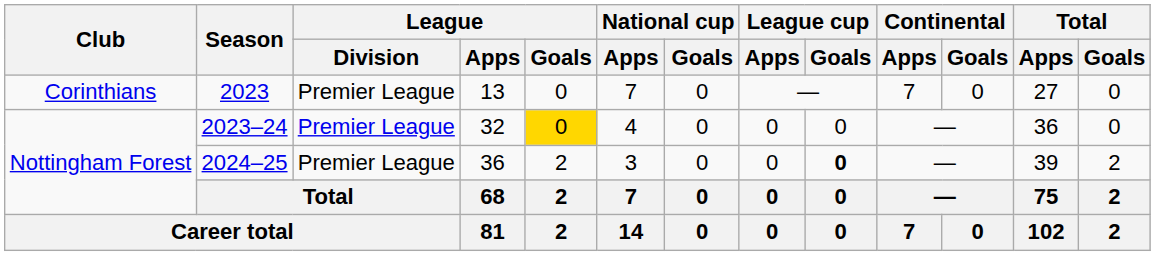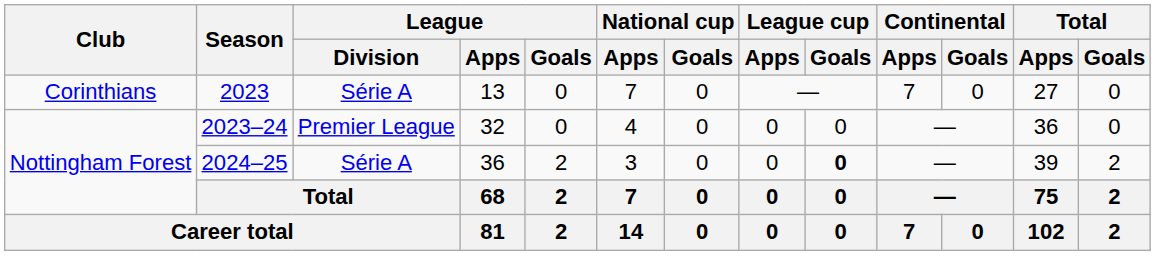(376, 92) Premier League -> (376, 92) Série A
(561, 127) gold background -> (561, 127) no background
(376, 162) Premier League -> (376, 162) Série A
